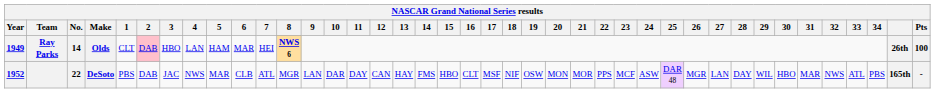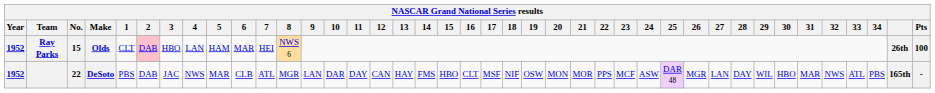(15, 48) 1949 -> (15, 48) 1952
(76, 48) 14 -> (76, 48) 15
(289, 48) bold -> (289, 48) normal
